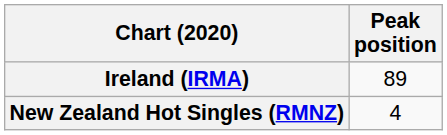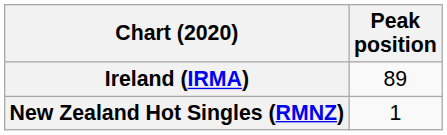(395, 112) 4 -> (395, 112) 1
